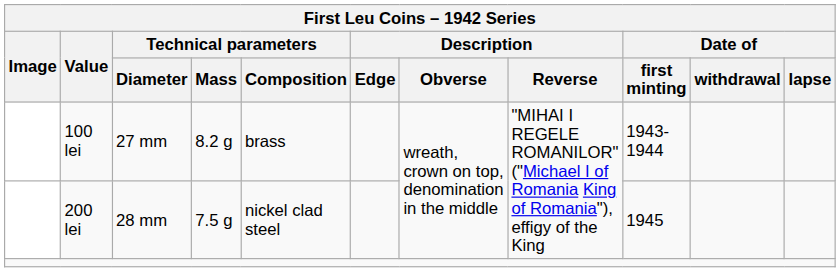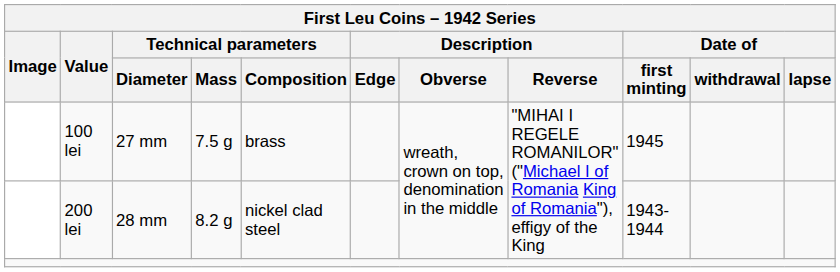(214, 142) 8.2 g -> (214, 142) 7.5 g
(648, 142) 1943-1944 -> (645, 142) 1945
(214, 220) 7.5 g -> (214, 220) 8.2 g
(645, 220) 1945 -> (648, 220) 1943-1944
